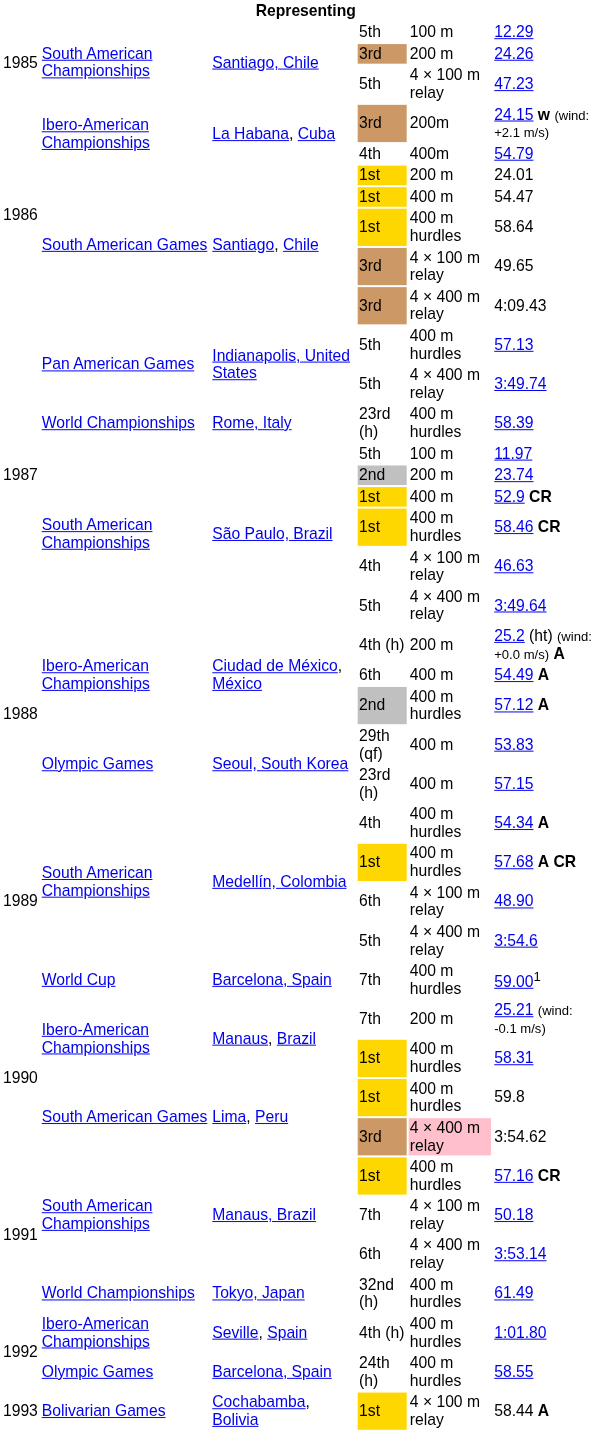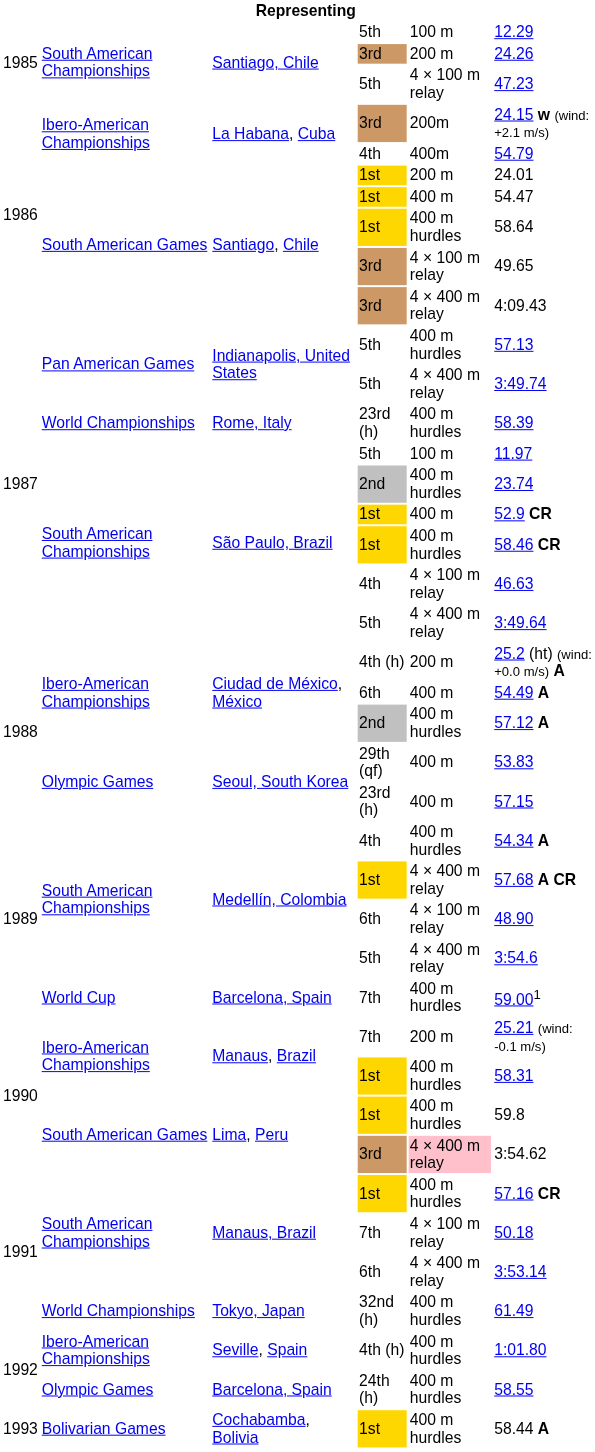(432, 475) 200 m -> (436, 484) 400 m hurdles
(436, 862) 400 m hurdles -> (445, 880) 4 × 400 m relay
(445, 1411) 4 × 100 m relay -> (436, 1428) 400 m hurdles
